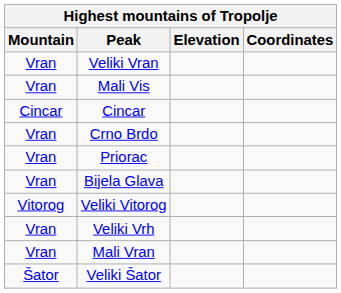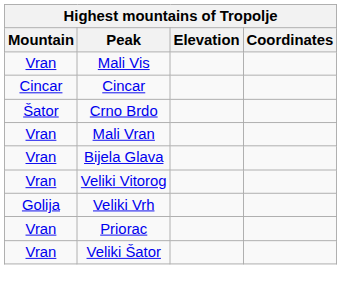- row: (124, 63)
(41, 134) Vran -> (41, 110) Šator
rows swapped: (124, 252) <-> (124, 157)
(41, 205) Vitorog -> (41, 181) Vran
(41, 228) Vran -> (41, 205) Golija
(41, 275) Šator -> (41, 252) Vran
